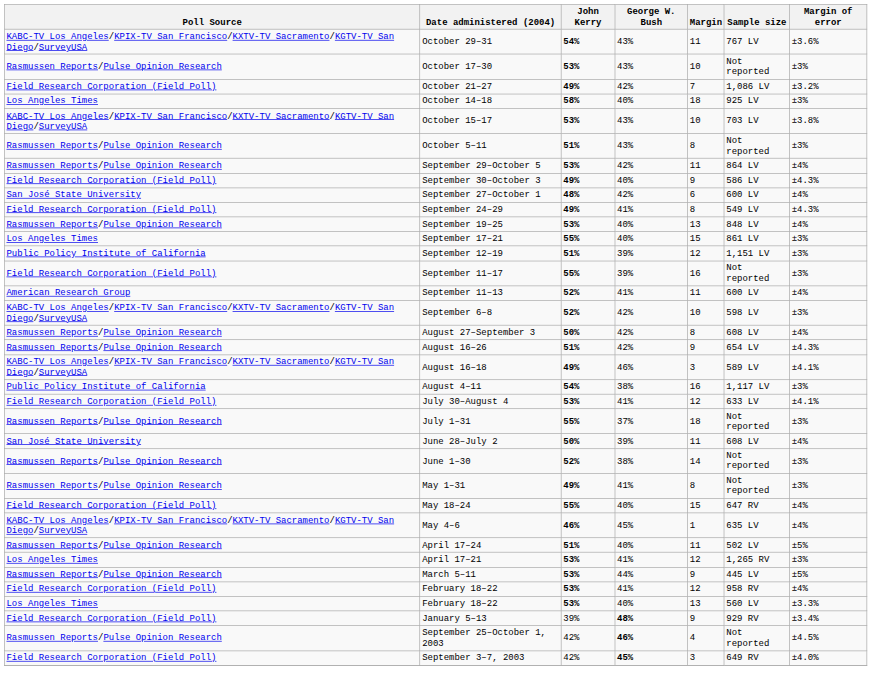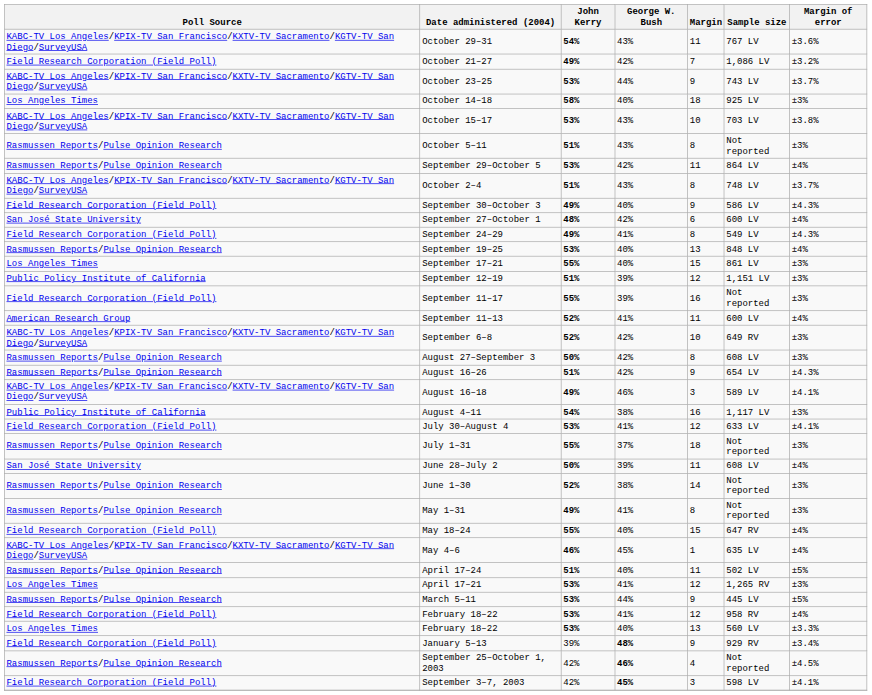- row: (457, 67)
+ row: (457, 81)
+ row: (452, 186)
(742, 313) 598 LV -> (742, 338) 649 RV
(800, 333) ±4% -> (800, 358) ±3%
(742, 658) 649 RV -> (742, 683) 598 LV
(805, 658) ±4.0% -> (805, 683) ±4.1%
